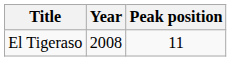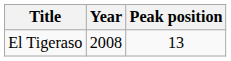(176, 42) 11 -> (176, 42) 13
